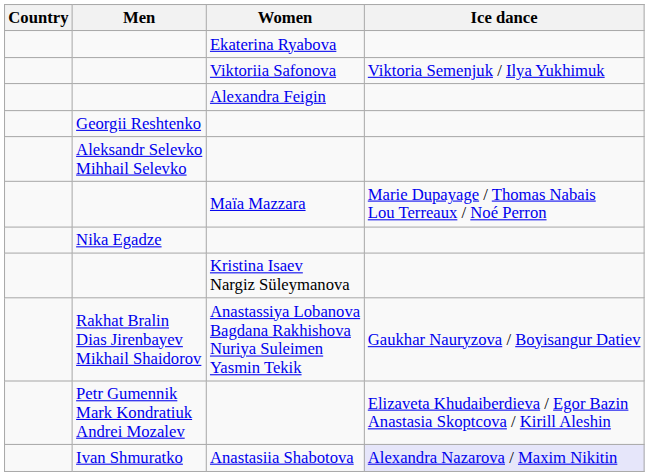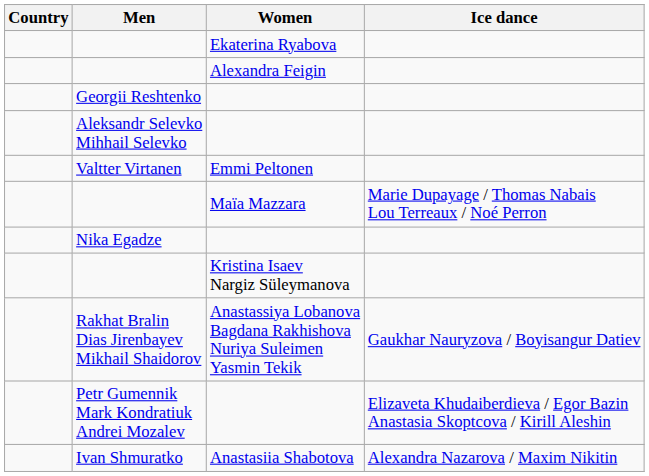- row: (139, 70)
+ row: (129, 168)
(493, 457) lavender background -> (493, 457) no background
